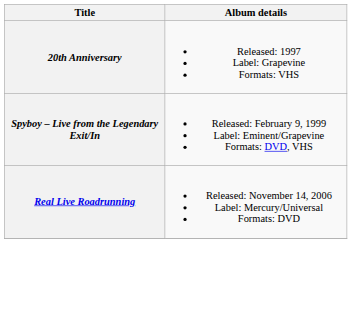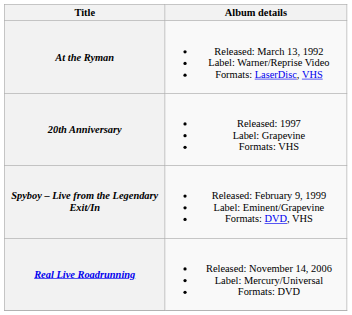+ row: (85, 57)
